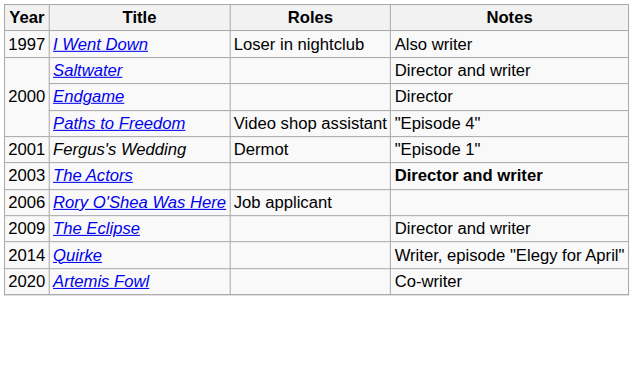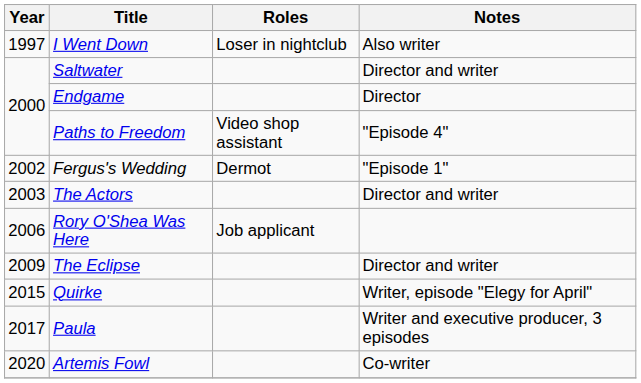(27, 149) 2001 -> (27, 168) 2002
(469, 176) bold -> (430, 194) normal
(27, 255) 2014 -> (27, 292) 2015
+ row: (74, 328)
